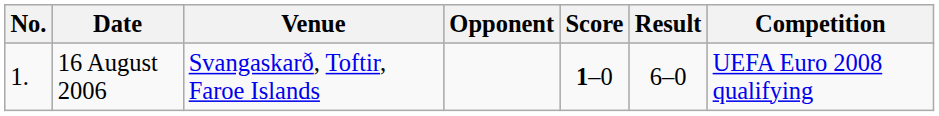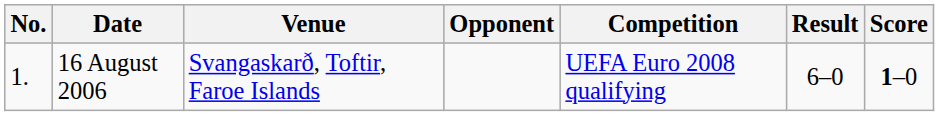columns swapped: (594, 23) <-> (820, 23)
